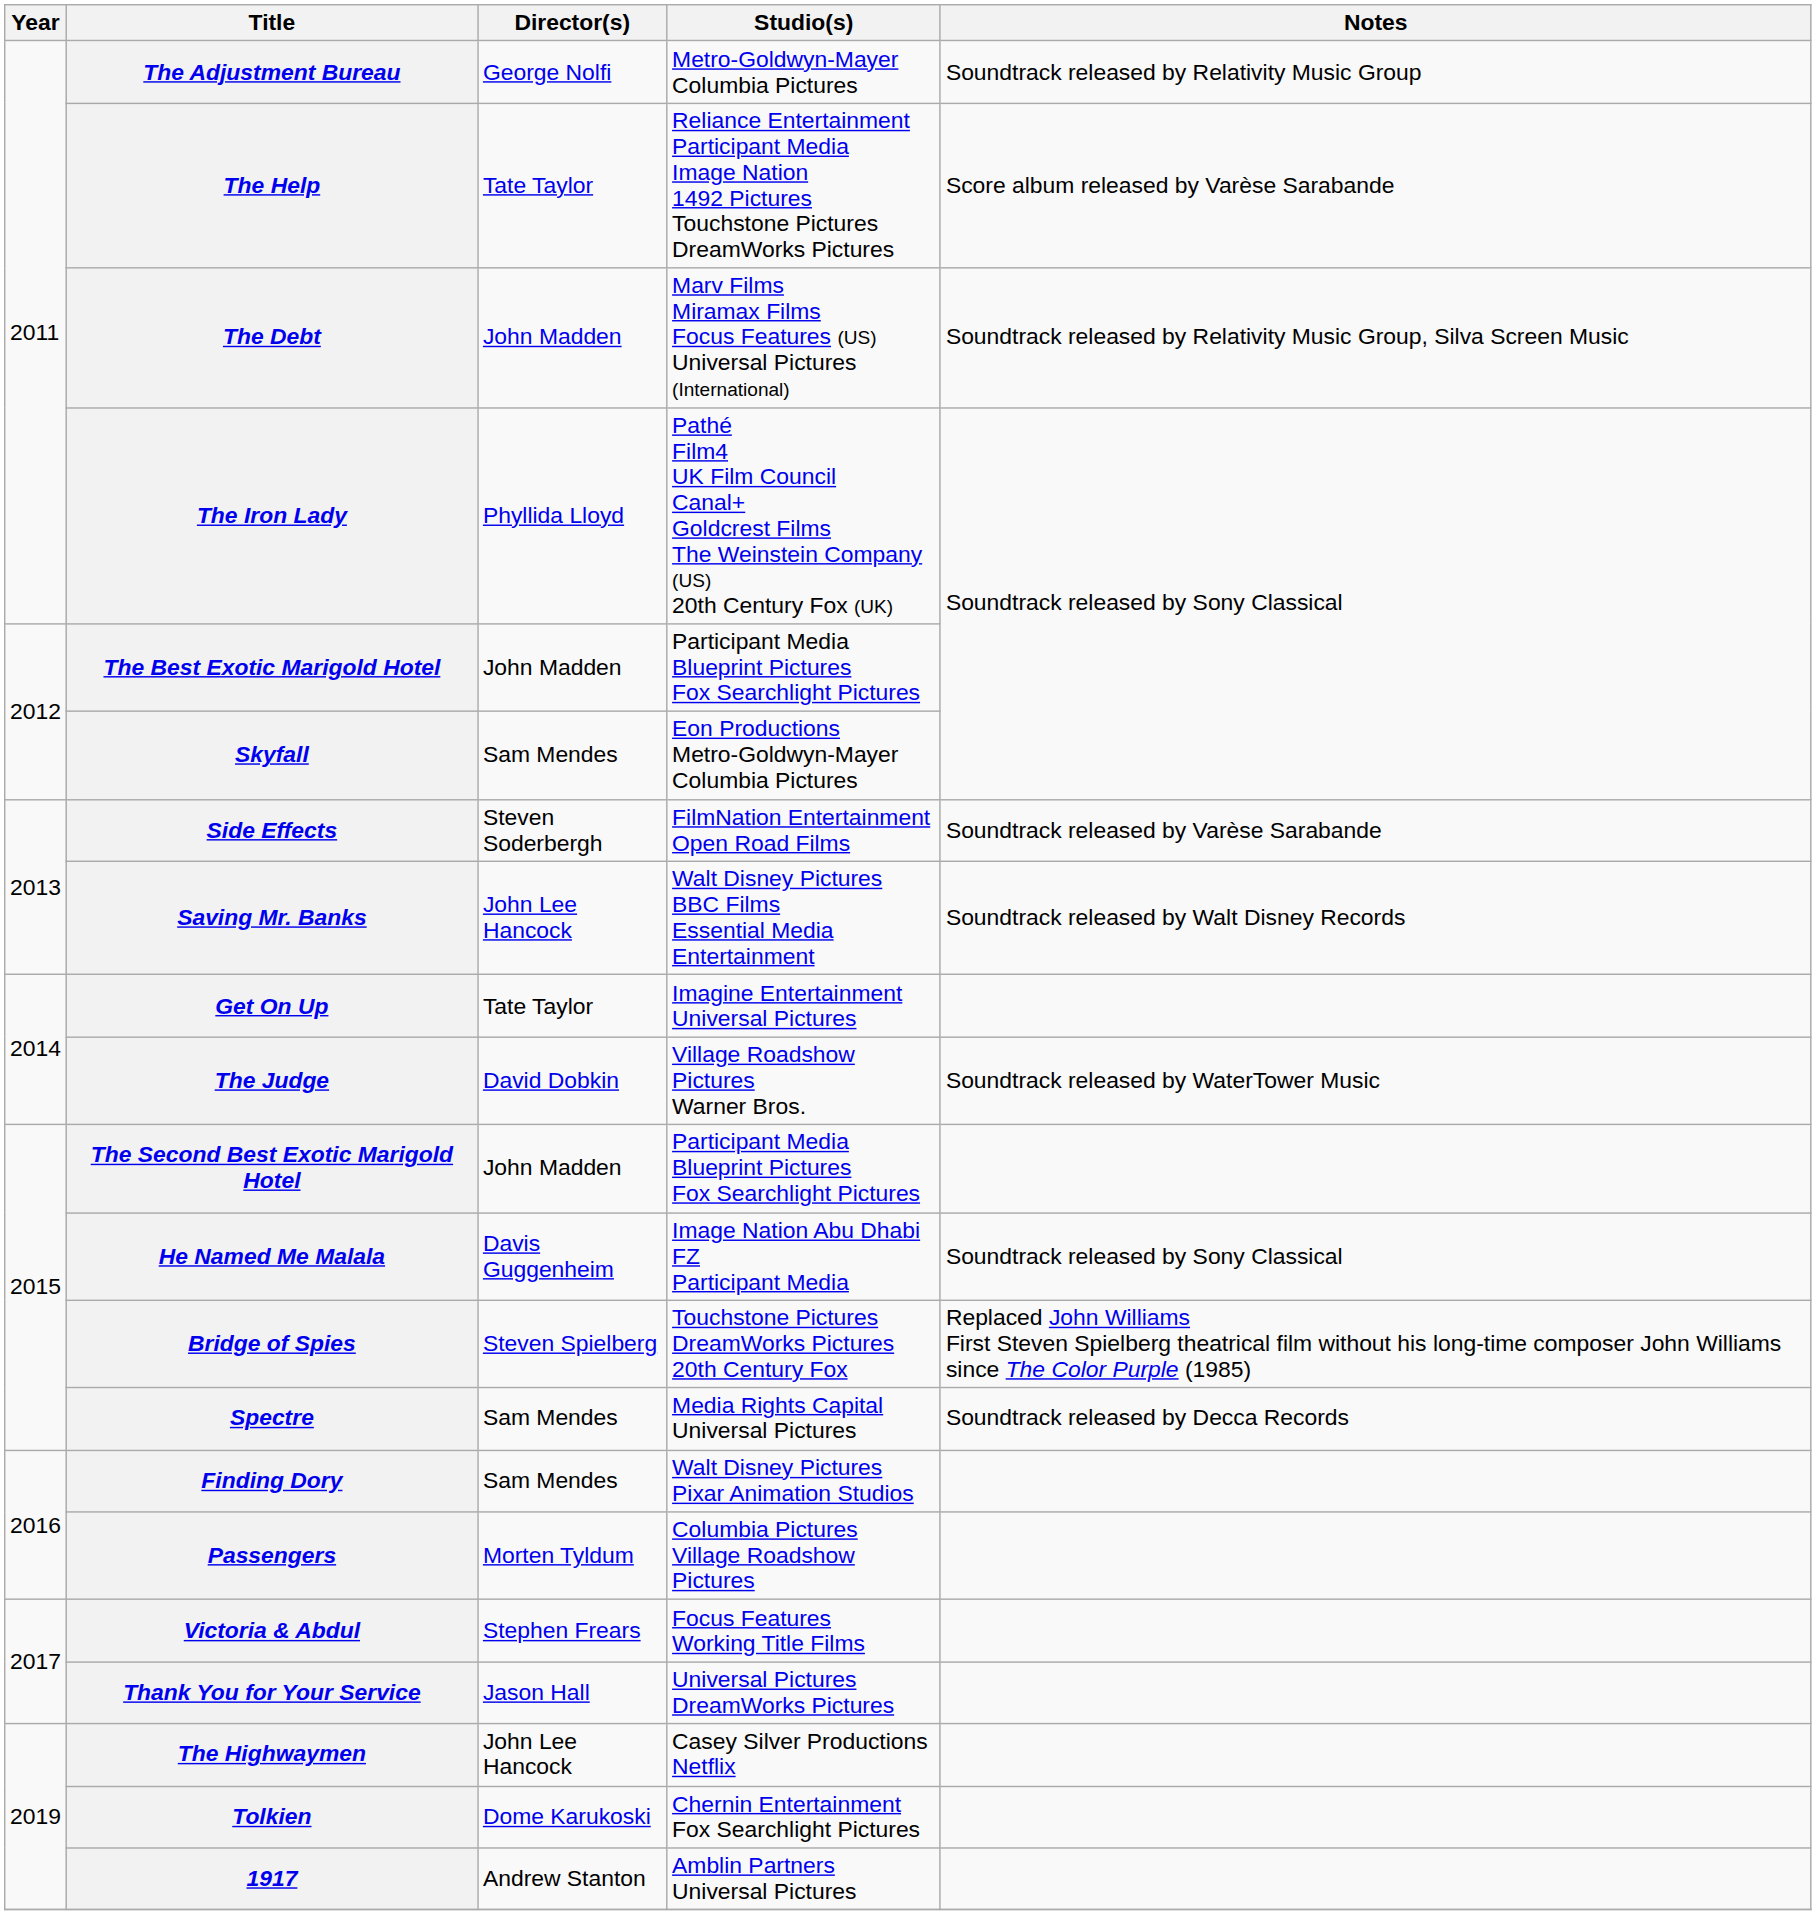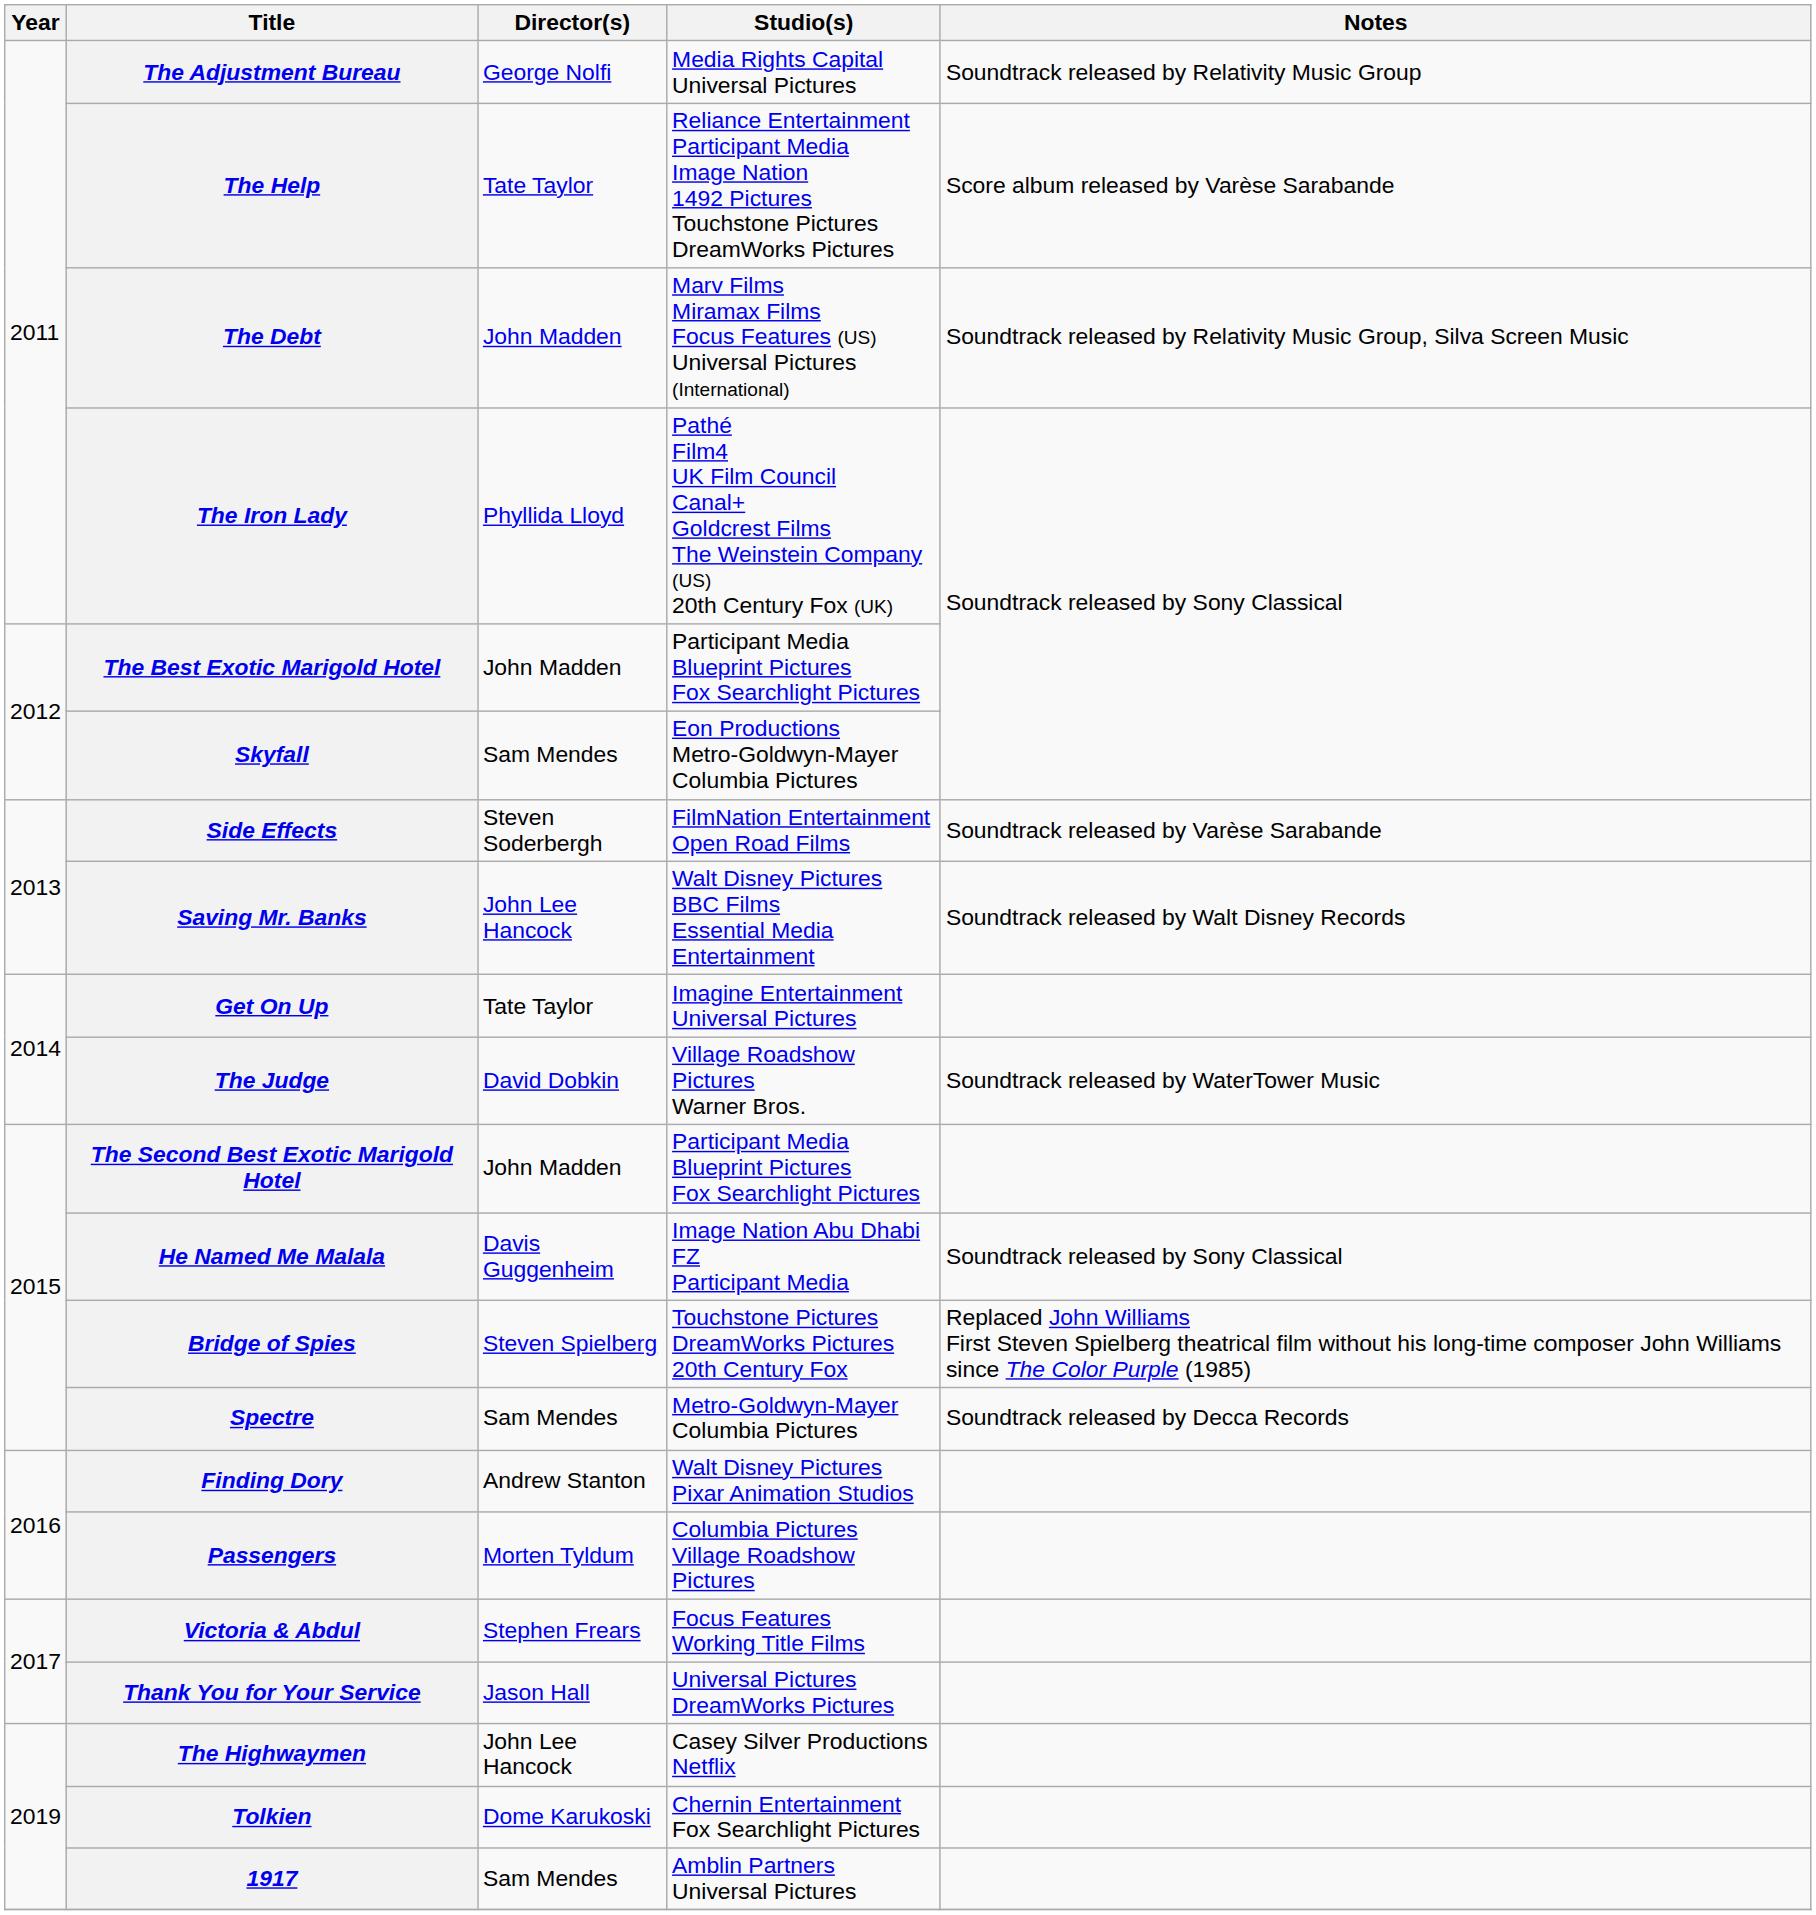(785, 71) Metro-Goldwyn-Mayer Columbia Pictures -> (778, 71) Media Rights Capital Universal Pictures
(778, 1418) Media Rights Capital Universal Pictures -> (785, 1418) Metro-Goldwyn-Mayer Columbia Pictures
(550, 1480) Sam Mendes -> (564, 1480) Andrew Stanton
(564, 1878) Andrew Stanton -> (550, 1878) Sam Mendes
